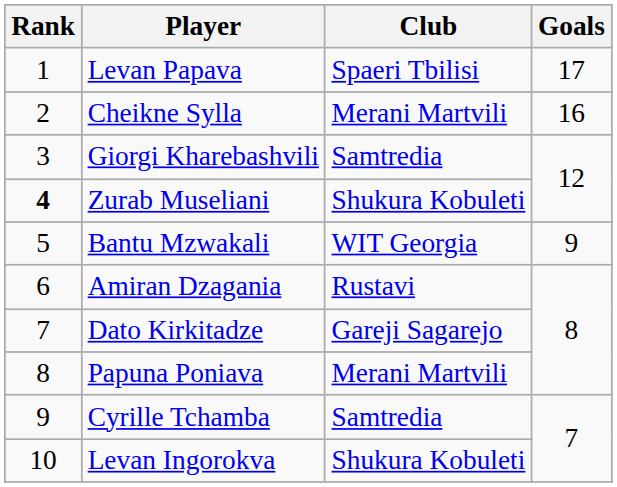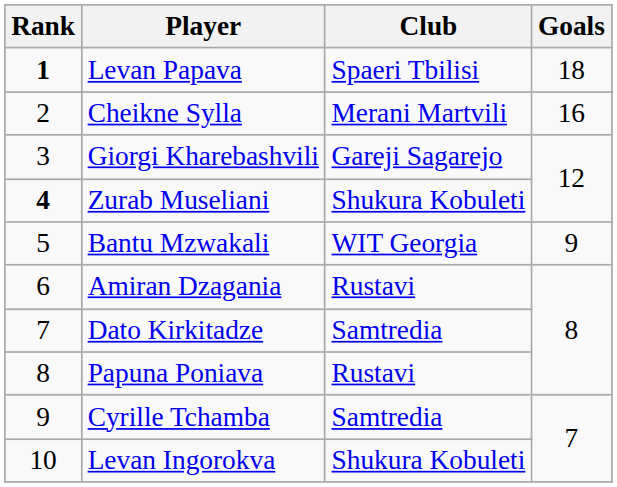(43, 69) normal -> (43, 69) bold
(571, 69) 17 -> (571, 69) 18
(387, 156) Samtredia -> (417, 156) Gareji Sagarejo
(417, 329) Gareji Sagarejo -> (387, 329) Samtredia
(419, 373) Merani Martvili -> (373, 373) Rustavi
